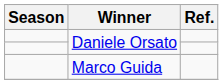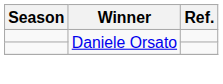- row: (36, 67)
